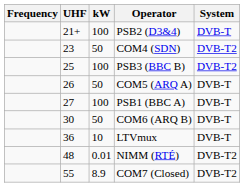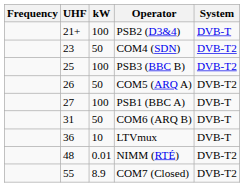(214, 84) DVB-T -> (217, 84) DVB-T2
(69, 119) 30 -> (69, 119) 31
